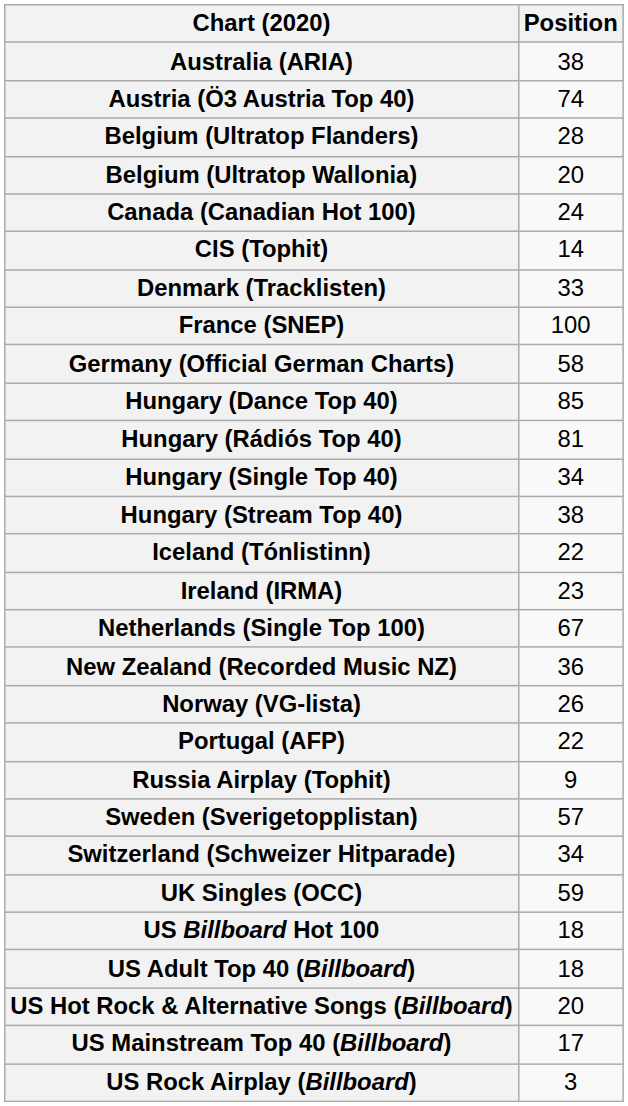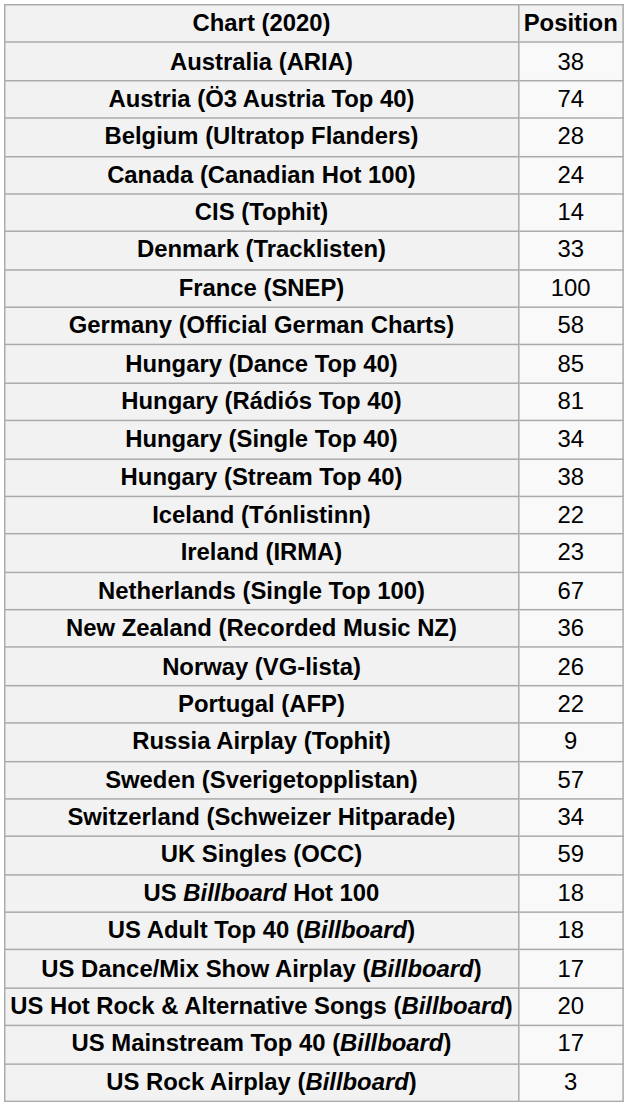- row: (261, 174)
+ row: (261, 968)
